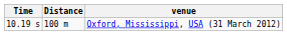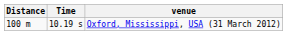columns swapped: (63, 11) <-> (23, 11)
